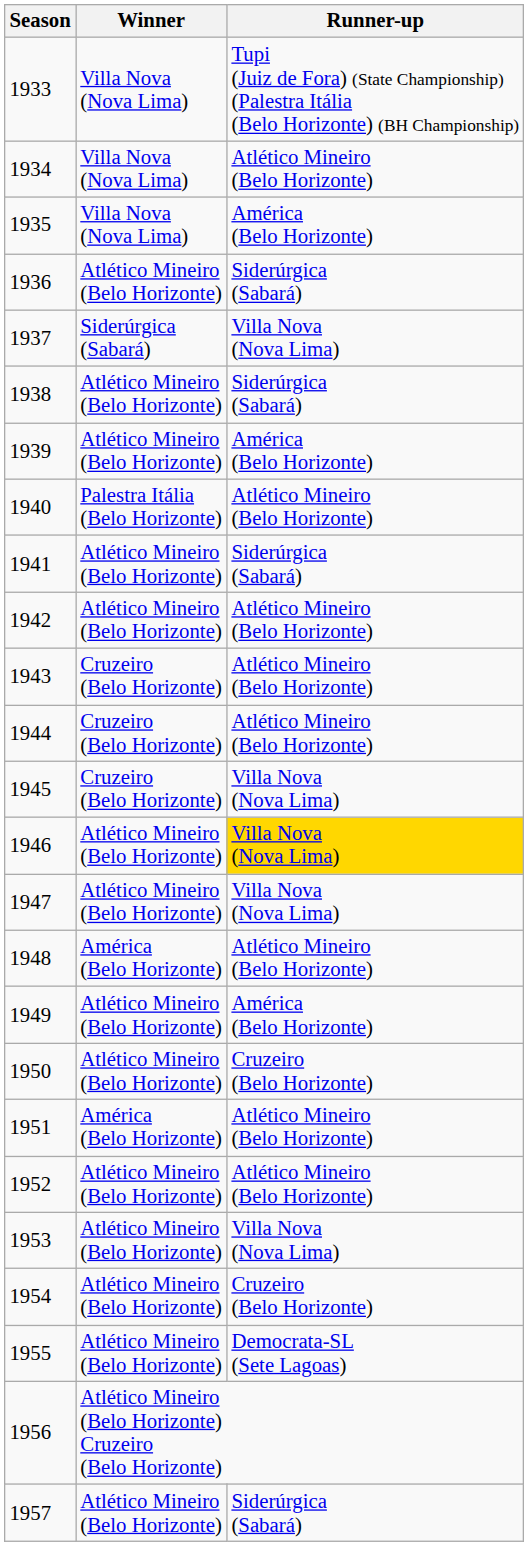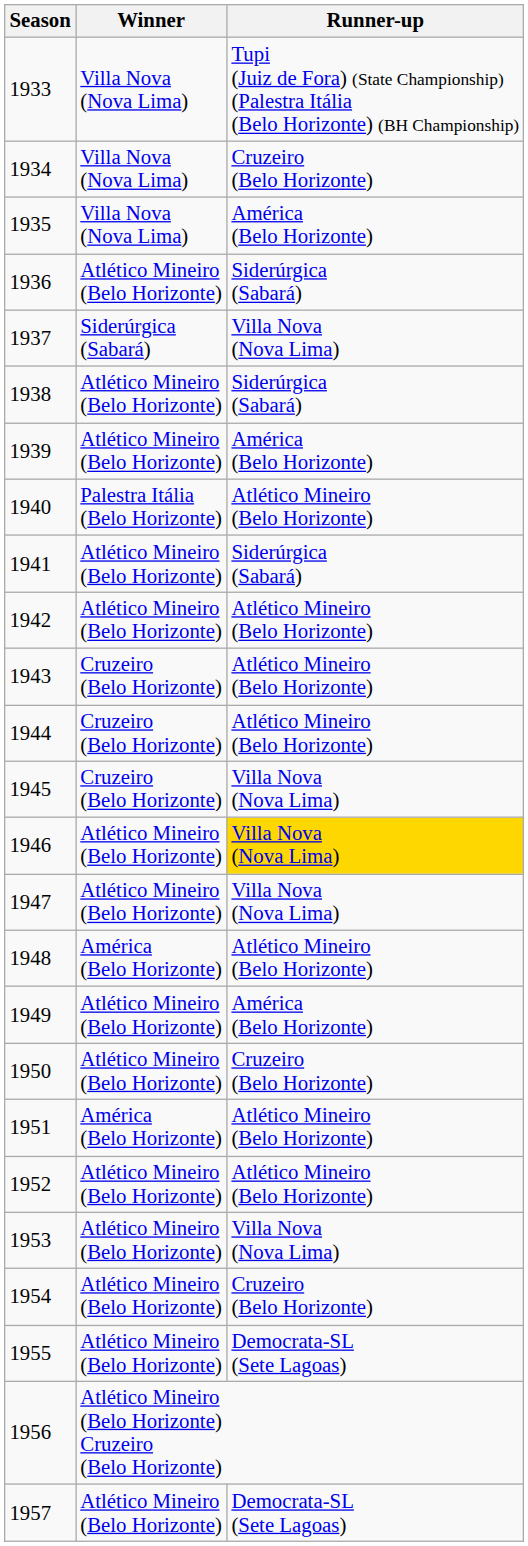(302, 168) Atlético Mineiro (Belo Horizonte) -> (302, 168) Cruzeiro (Belo Horizonte)
(279, 1512) Siderúrgica (Sabará) -> (293, 1512) Democrata-SL (Sete Lagoas)
